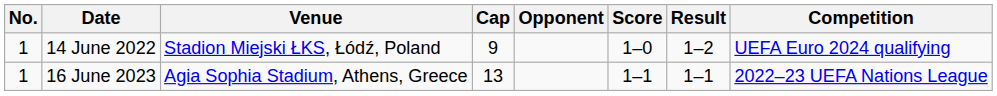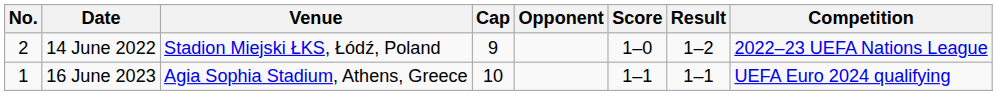(23, 47) 1 -> (23, 47) 2
(842, 47) UEFA Euro 2024 qualifying -> (861, 47) 2022–23 UEFA Nations League
(493, 76) 13 -> (493, 76) 10
(861, 76) 2022–23 UEFA Nations League -> (842, 76) UEFA Euro 2024 qualifying
